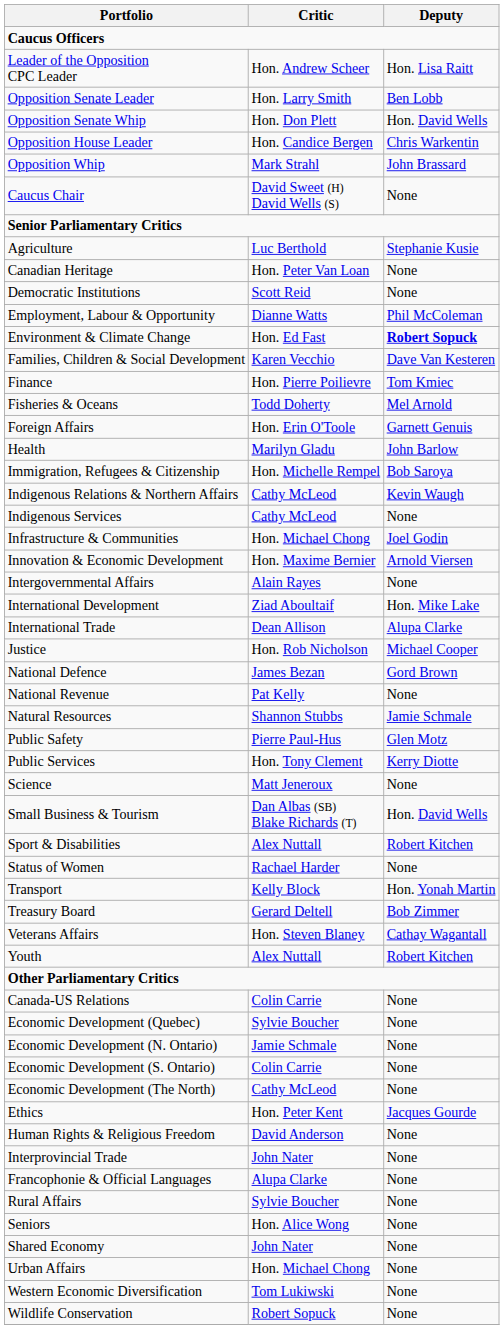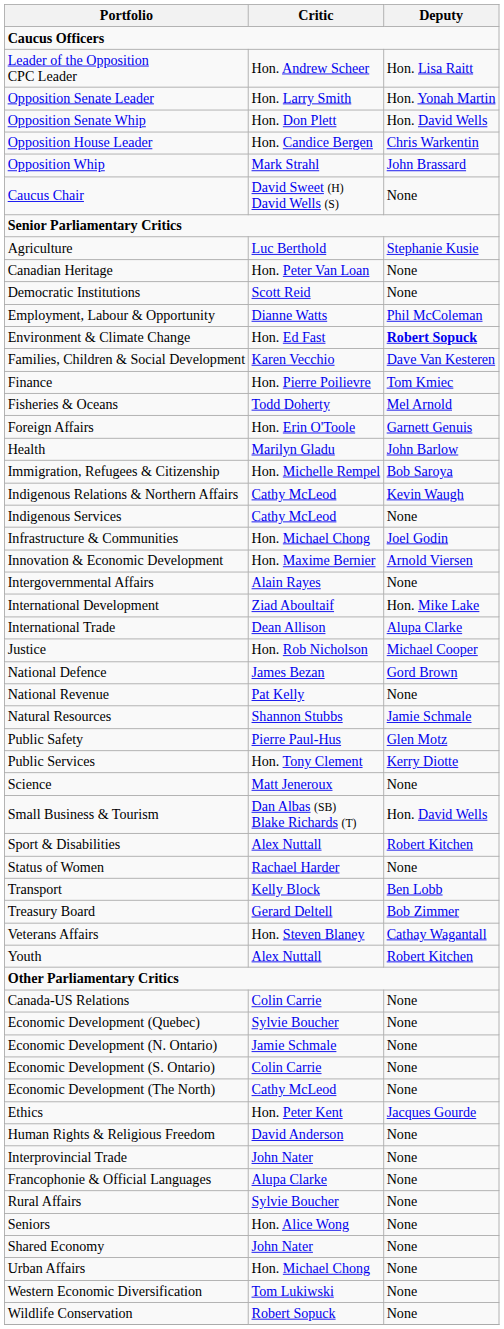(415, 98) Ben Lobb -> (441, 98) Hon. Yonah Martin
(441, 889) Hon. Yonah Martin -> (415, 889) Ben Lobb
